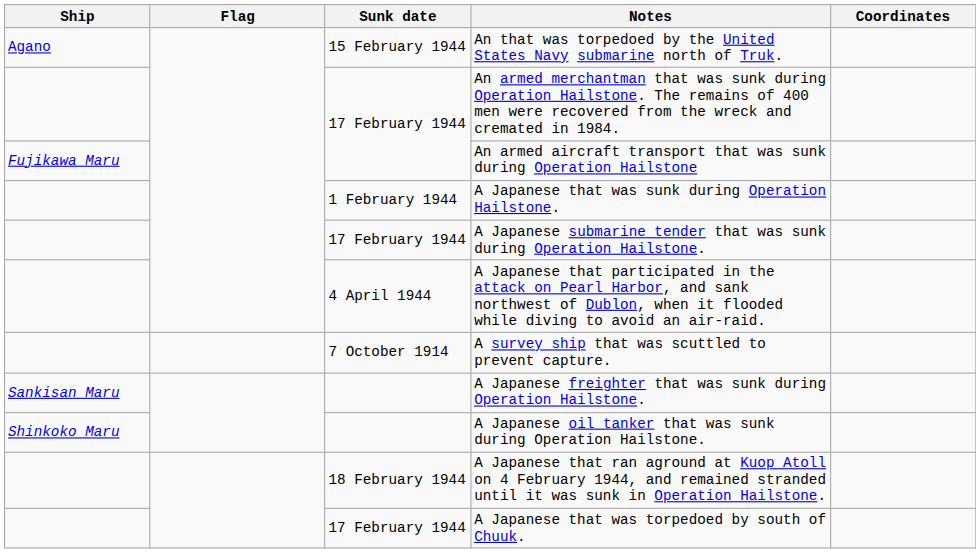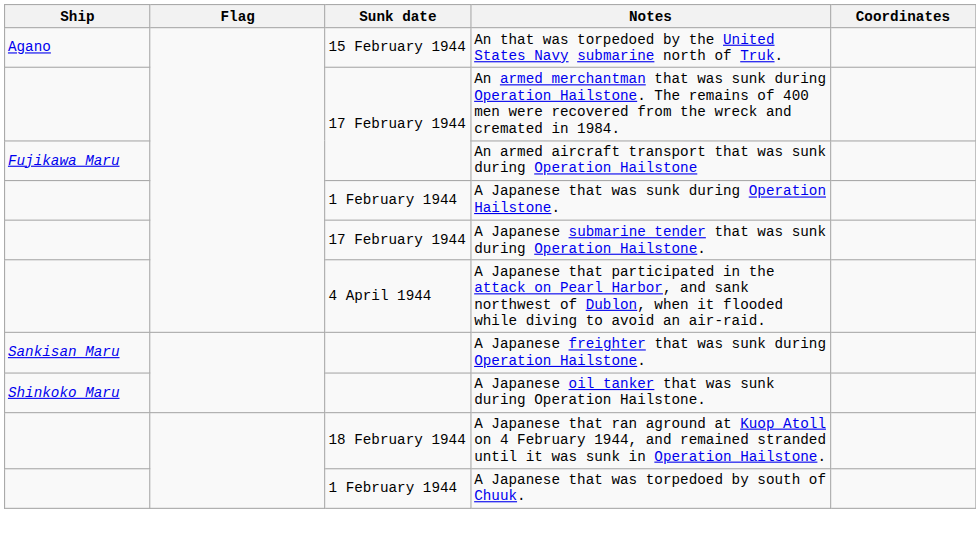- row: (620, 353)
(397, 528) 17 February 1944 -> (393, 489) 1 February 1944
